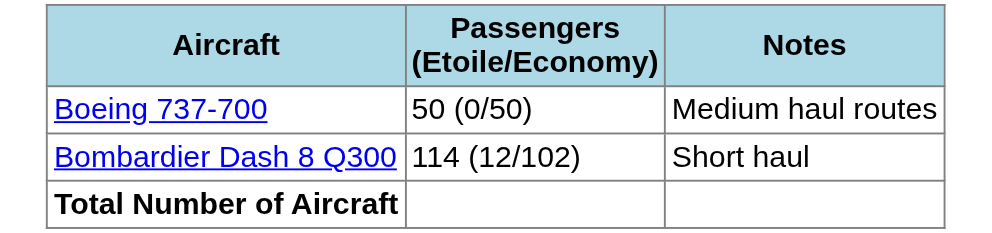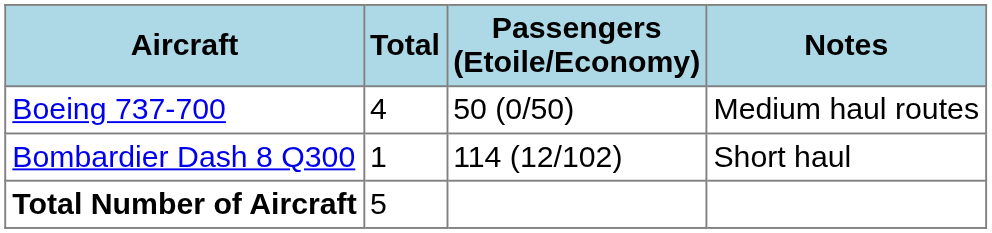+ column: (405, 45)
